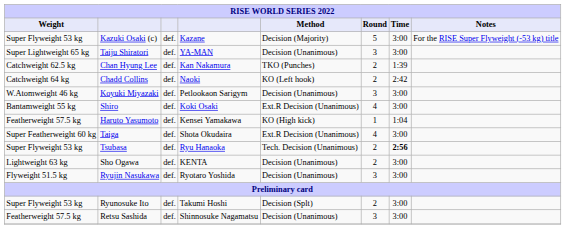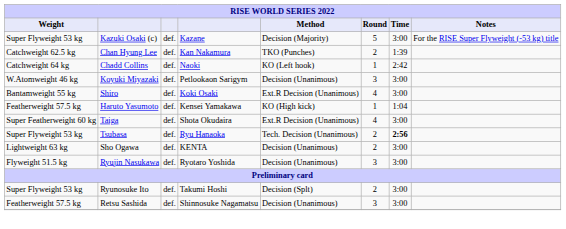- row: (124, 52)
(375, 79) 2 -> (375, 65) 1
